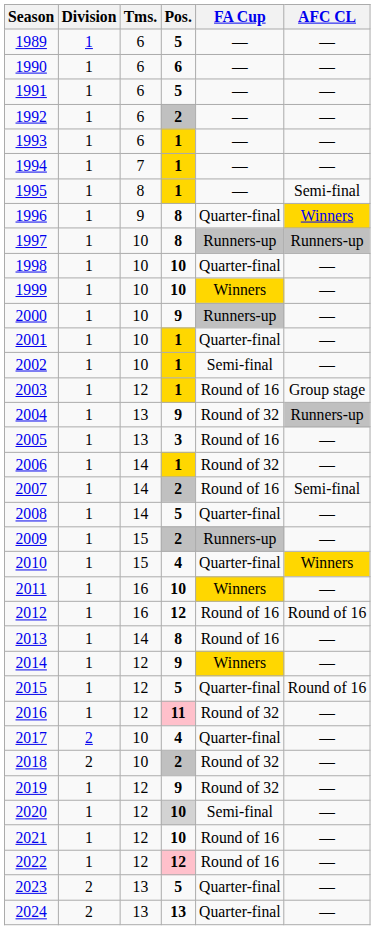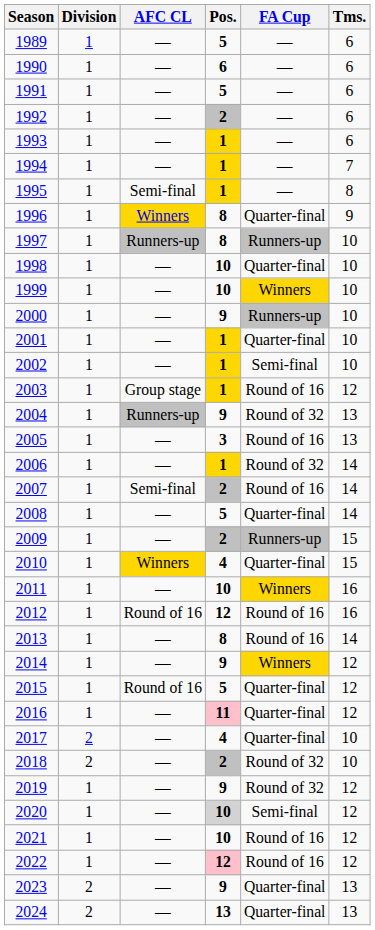columns swapped: (140, 16) <-> (327, 16)
(240, 713) Round of 32 -> (285, 713) Quarter-final
(178, 887) 5 -> (223, 887) 9
